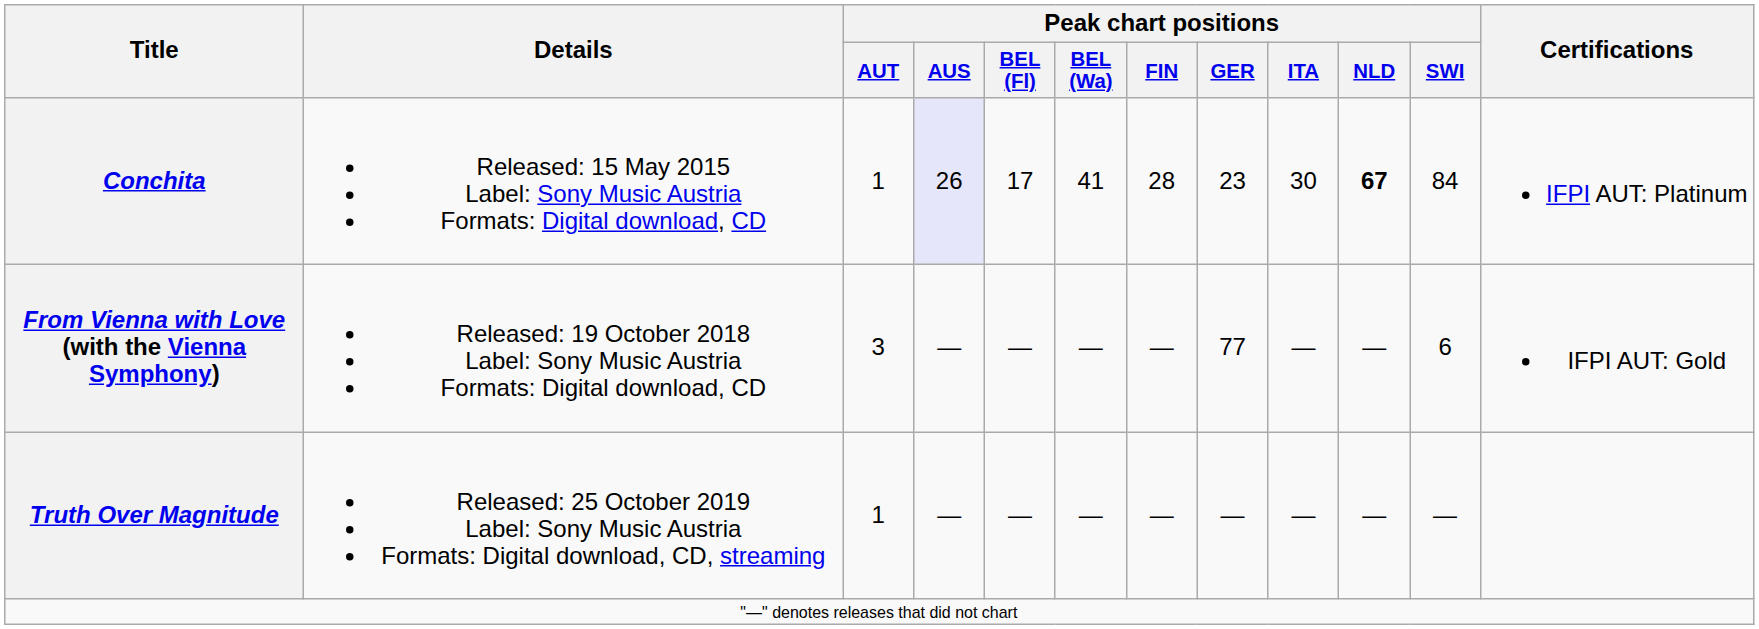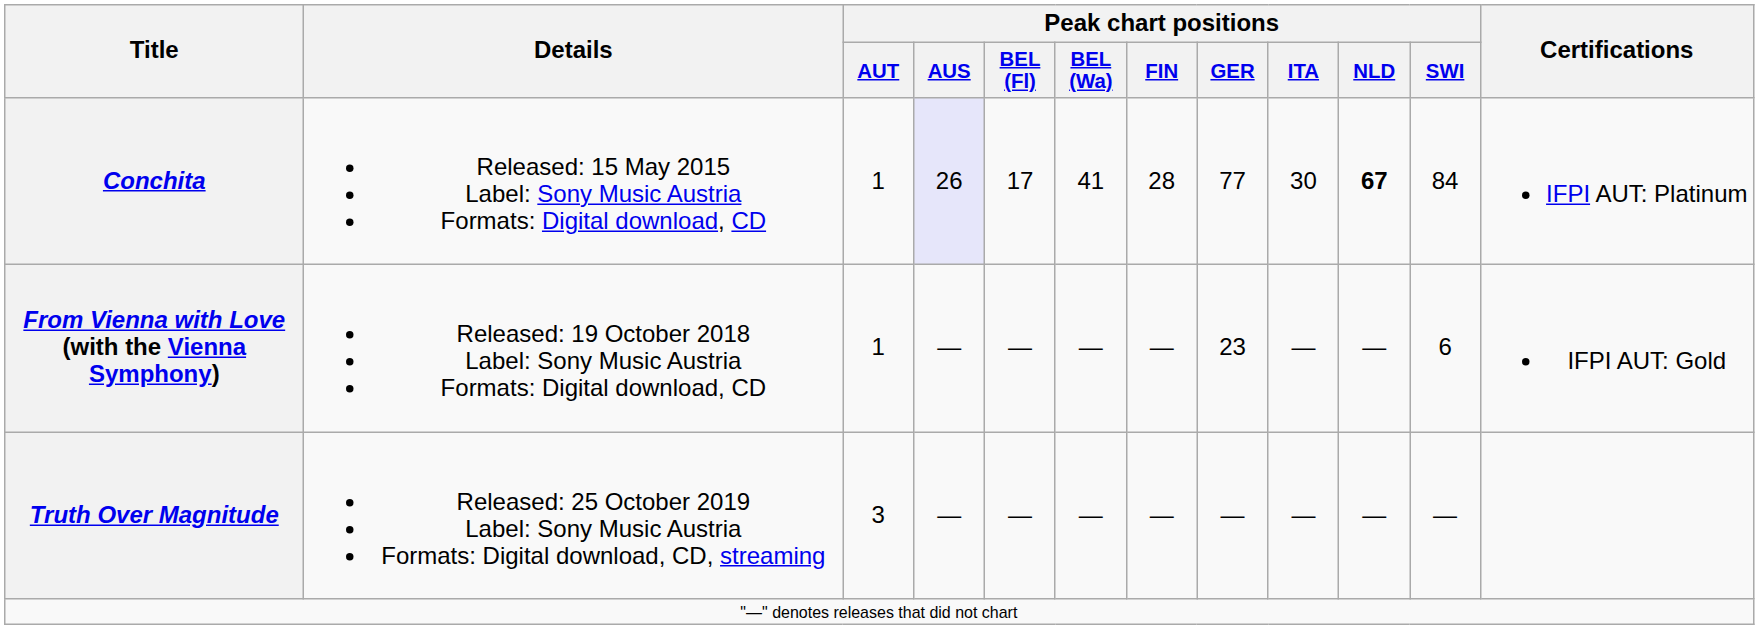(1233, 180) 23 -> (1233, 180) 77
(878, 347) 3 -> (878, 347) 1
(1233, 347) 77 -> (1233, 347) 23
(878, 514) 1 -> (878, 514) 3
